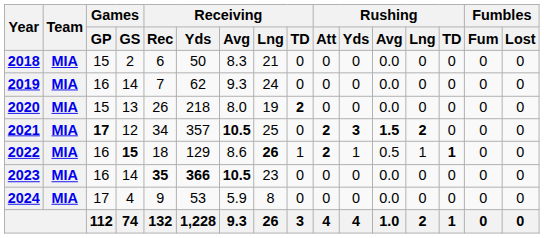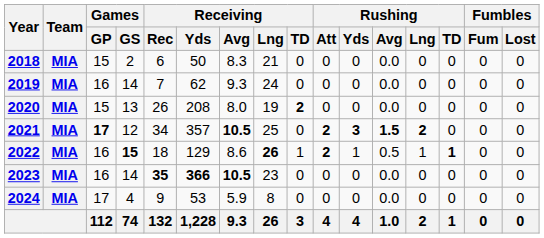(198, 107) 218 -> (198, 107) 208
